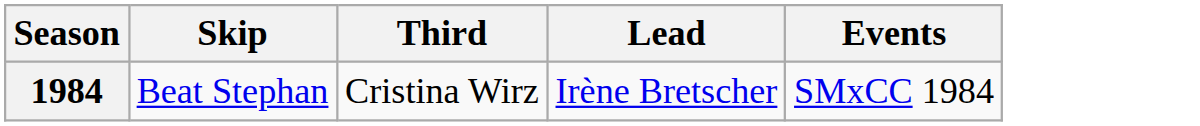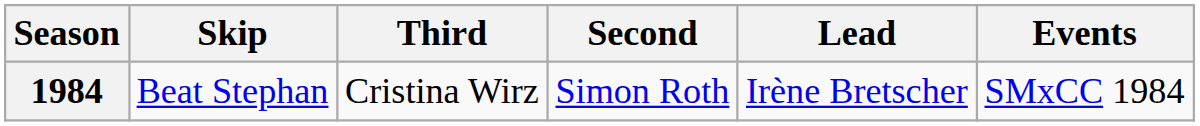+ column: (642, 33)
